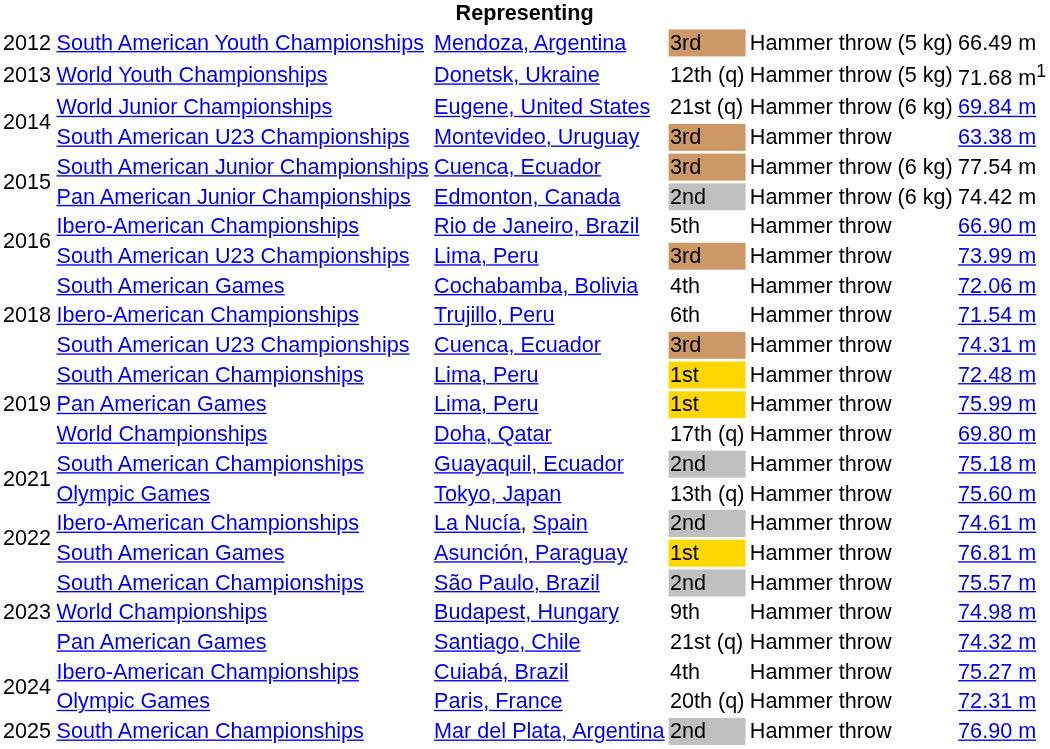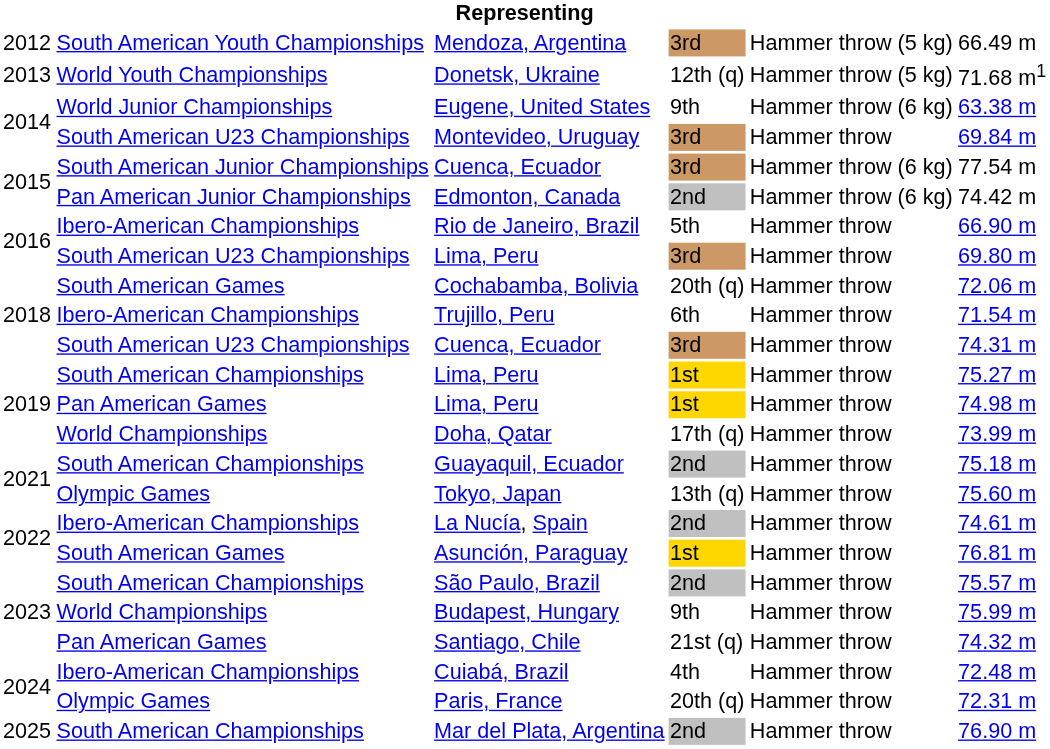(707, 107) 21st (q) -> (685, 107) 9th
(997, 107) 69.84 m -> (997, 107) 63.38 m
(997, 137) 63.38 m -> (997, 137) 69.84 m
(997, 256) 73.99 m -> (997, 256) 69.80 m
(685, 286) 4th -> (707, 286) 20th (q)
(997, 375) 72.48 m -> (997, 375) 75.27 m
(997, 404) 75.99 m -> (997, 404) 74.98 m
(997, 434) 69.80 m -> (997, 434) 73.99 m
(997, 612) 74.98 m -> (997, 612) 75.99 m
(997, 672) 75.27 m -> (997, 672) 72.48 m
